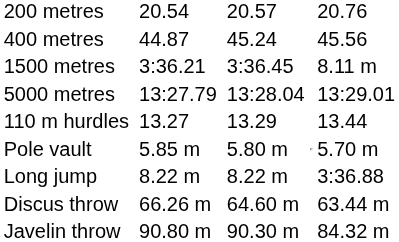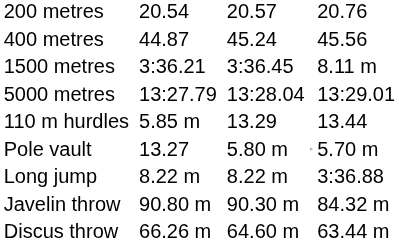(164, 121) 13.27 -> (170, 121) 5.85 m
(170, 149) 5.85 m -> (164, 149) 13.27
rows swapped: (61, 204) <-> (62, 231)
